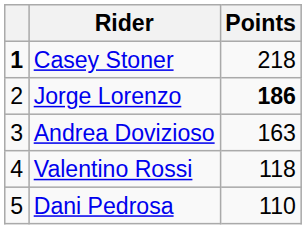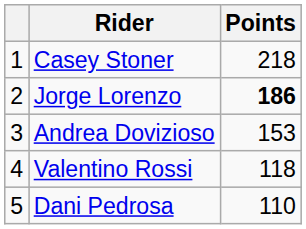(17, 60) bold -> (17, 60) normal
(277, 133) 163 -> (277, 133) 153
